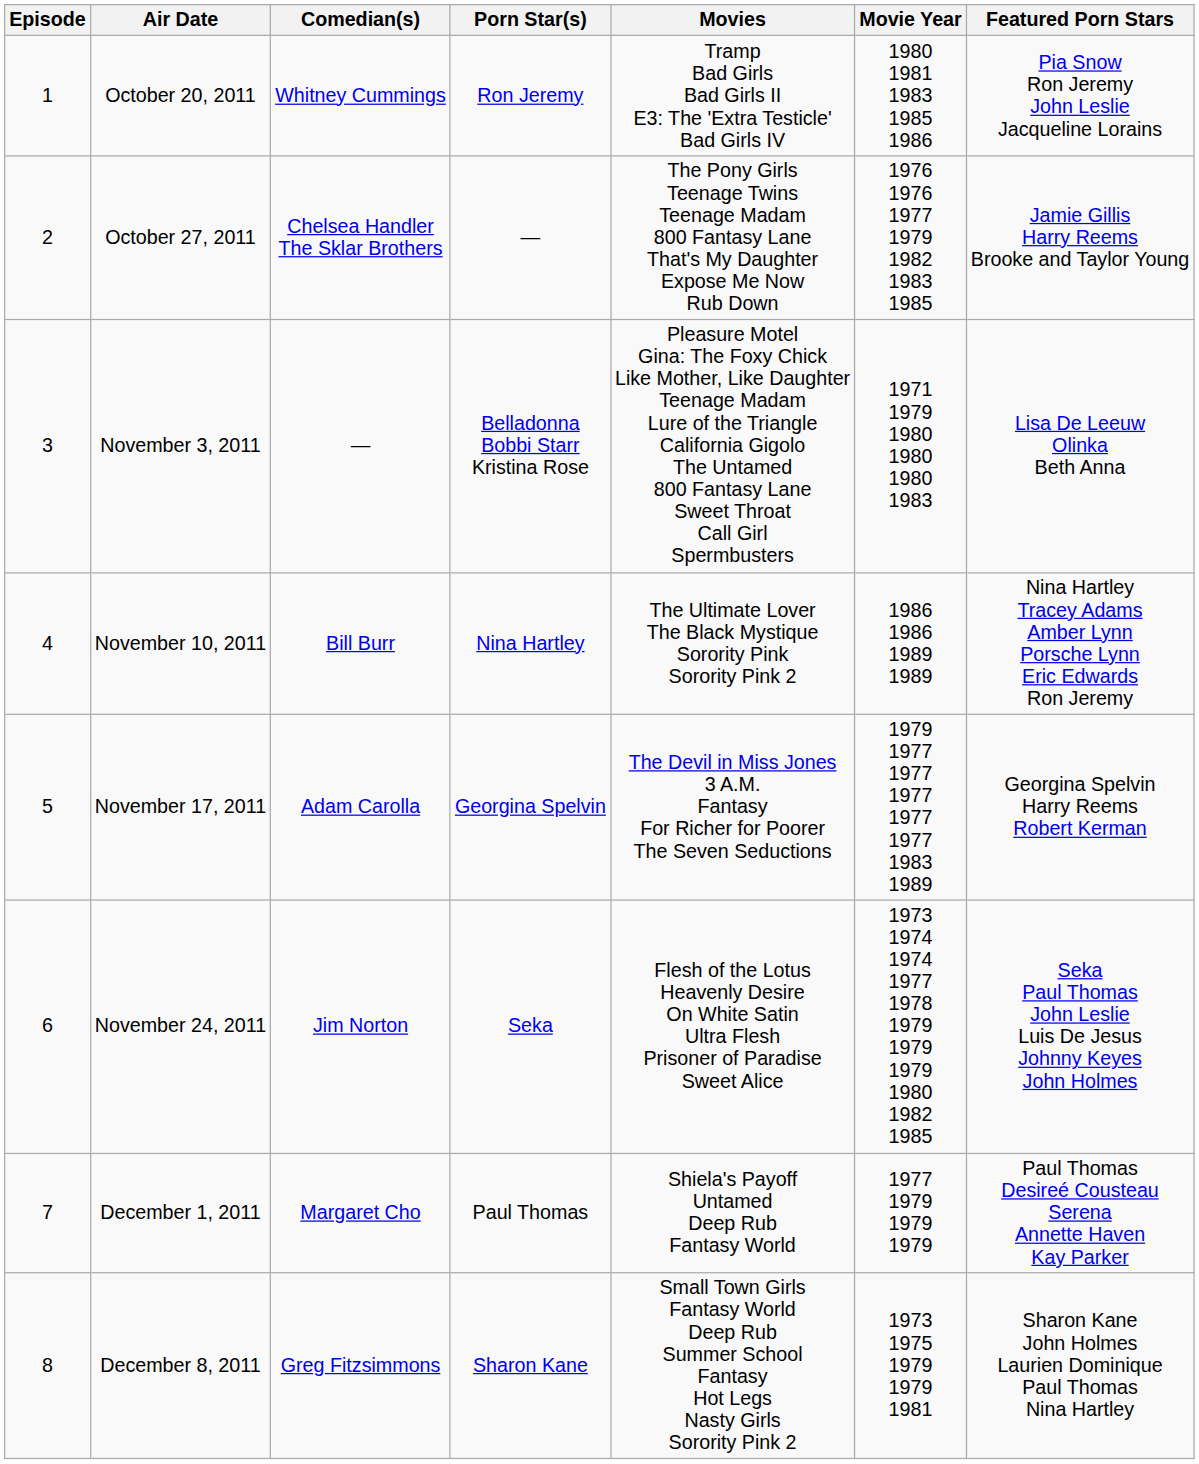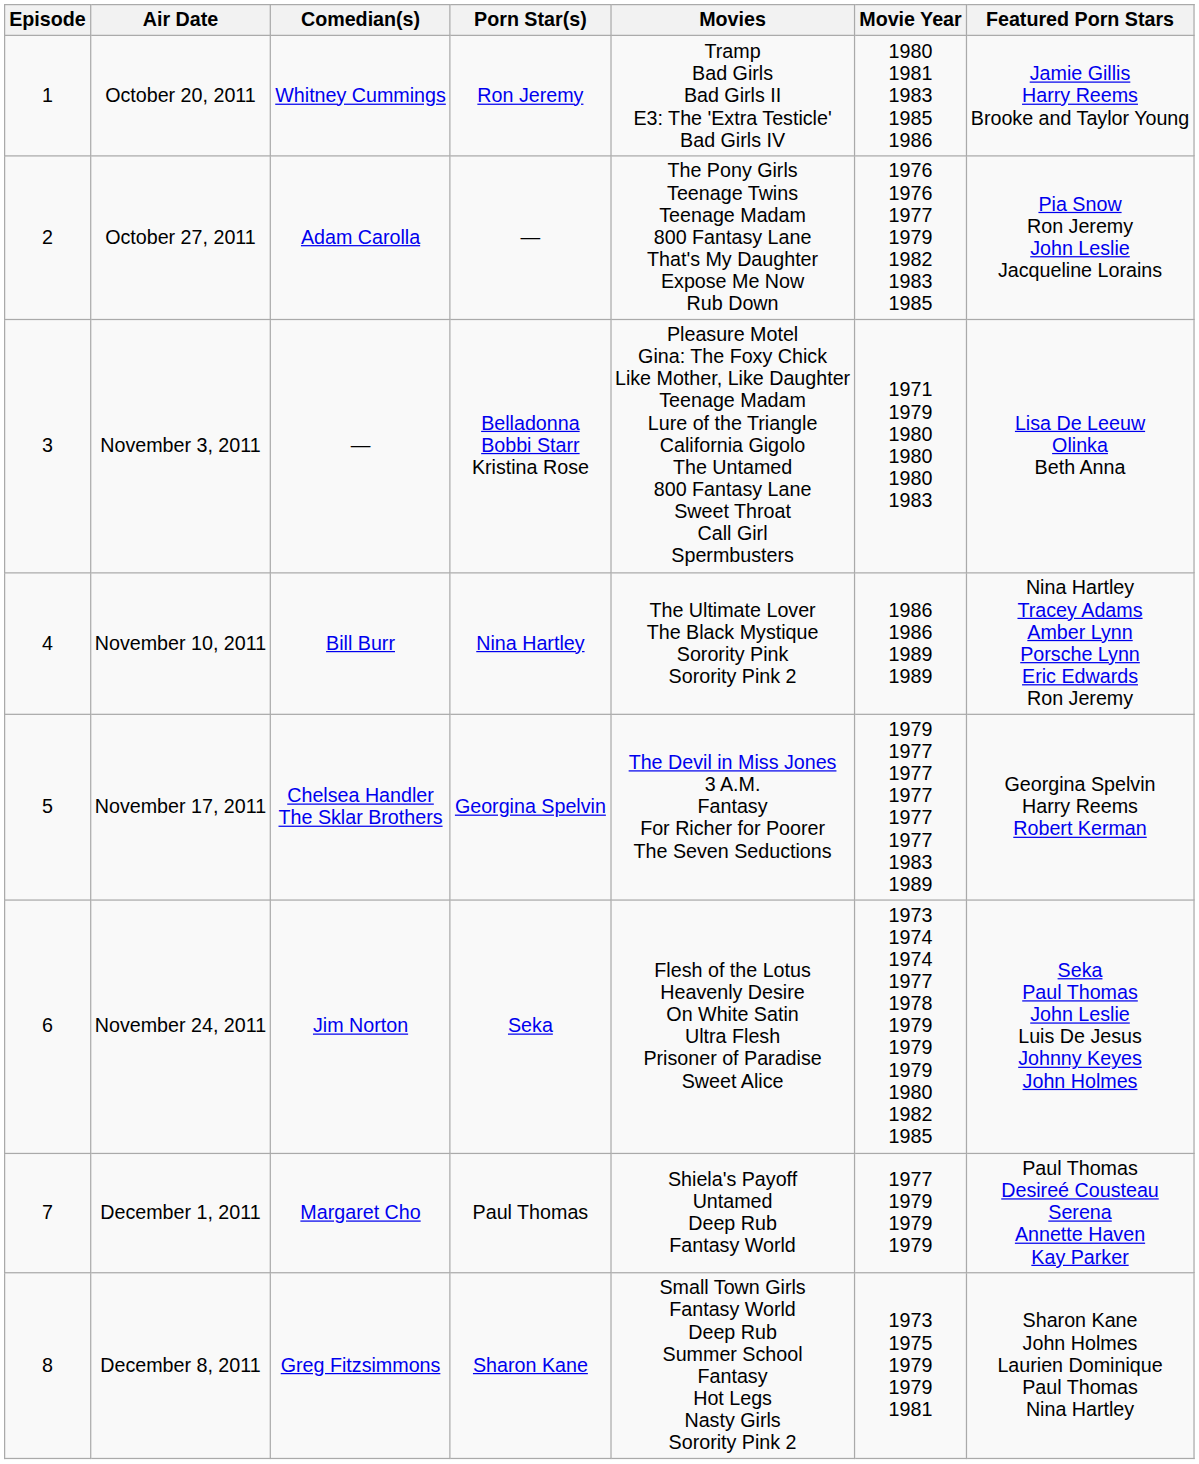(1080, 95) Pia Snow Ron Jeremy John Leslie Jacqueline Lorains -> (1080, 95) Jamie Gillis Harry Reems Brooke and Taylor Young
(361, 237) Chelsea Handler The Sklar Brothers -> (361, 237) Adam Carolla
(1080, 237) Jamie Gillis Harry Reems Brooke and Taylor Young -> (1080, 237) Pia Snow Ron Jeremy John Leslie Jacqueline Lorains
(361, 807) Adam Carolla -> (361, 807) Chelsea Handler The Sklar Brothers
